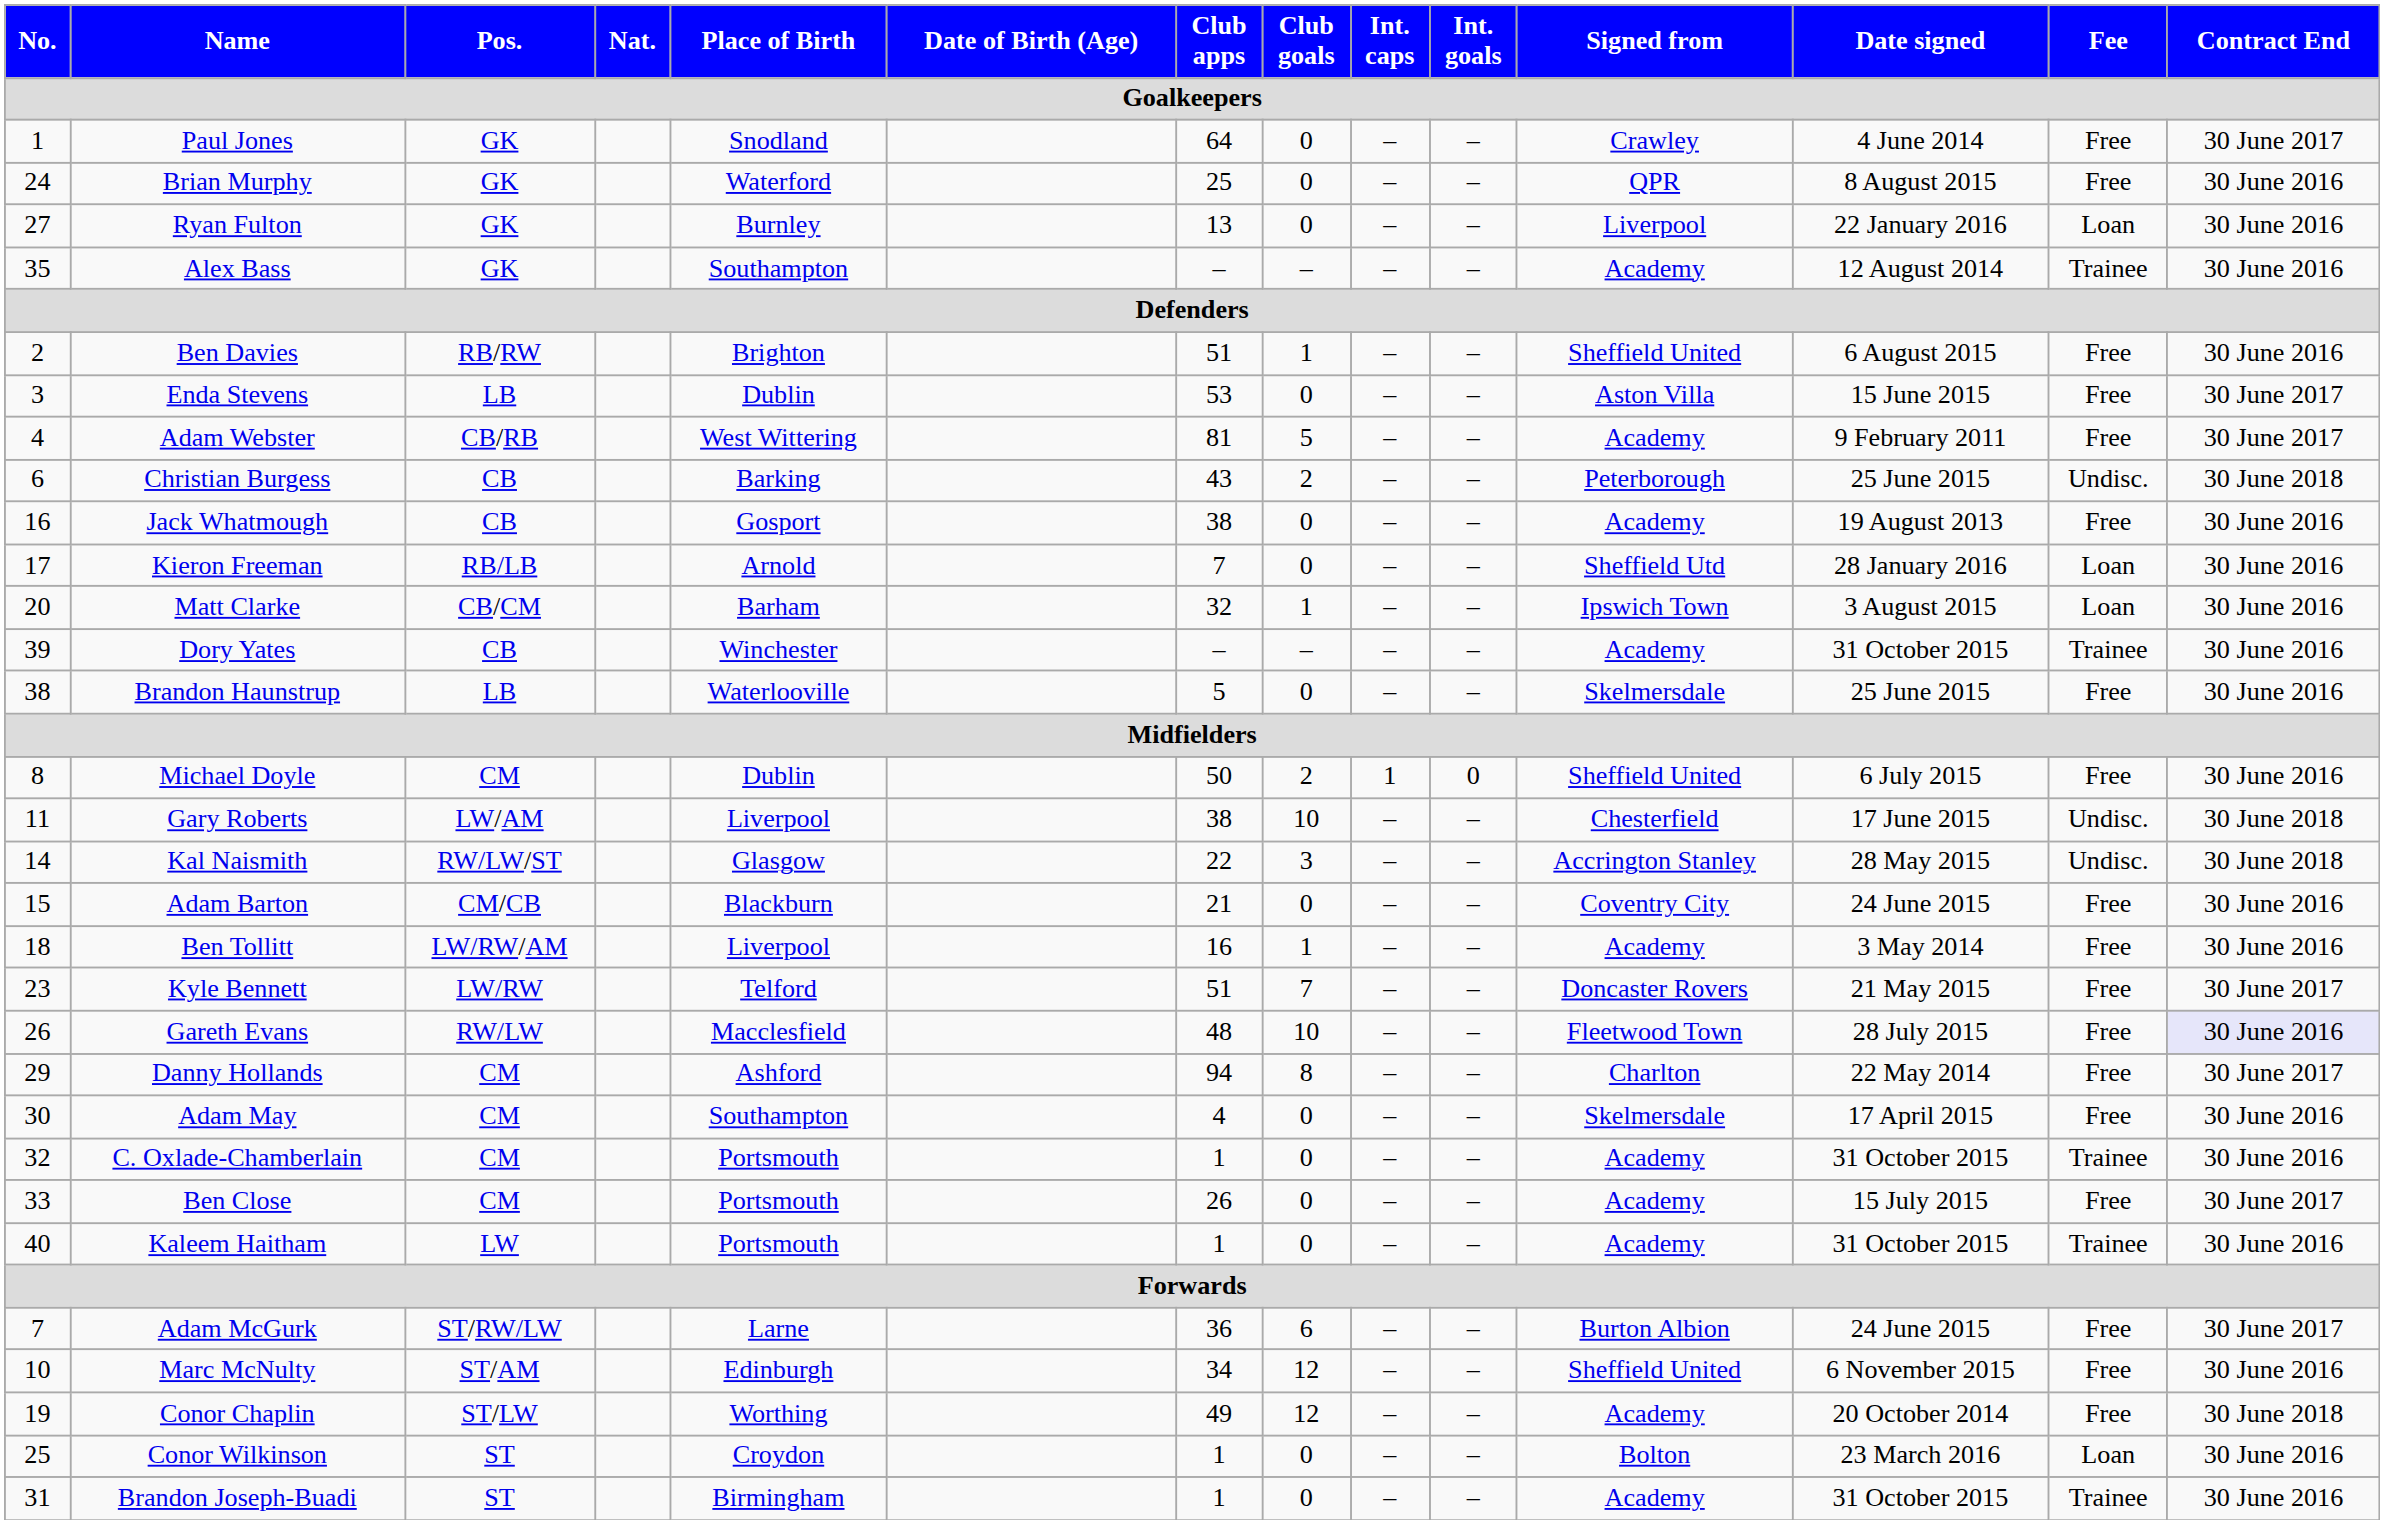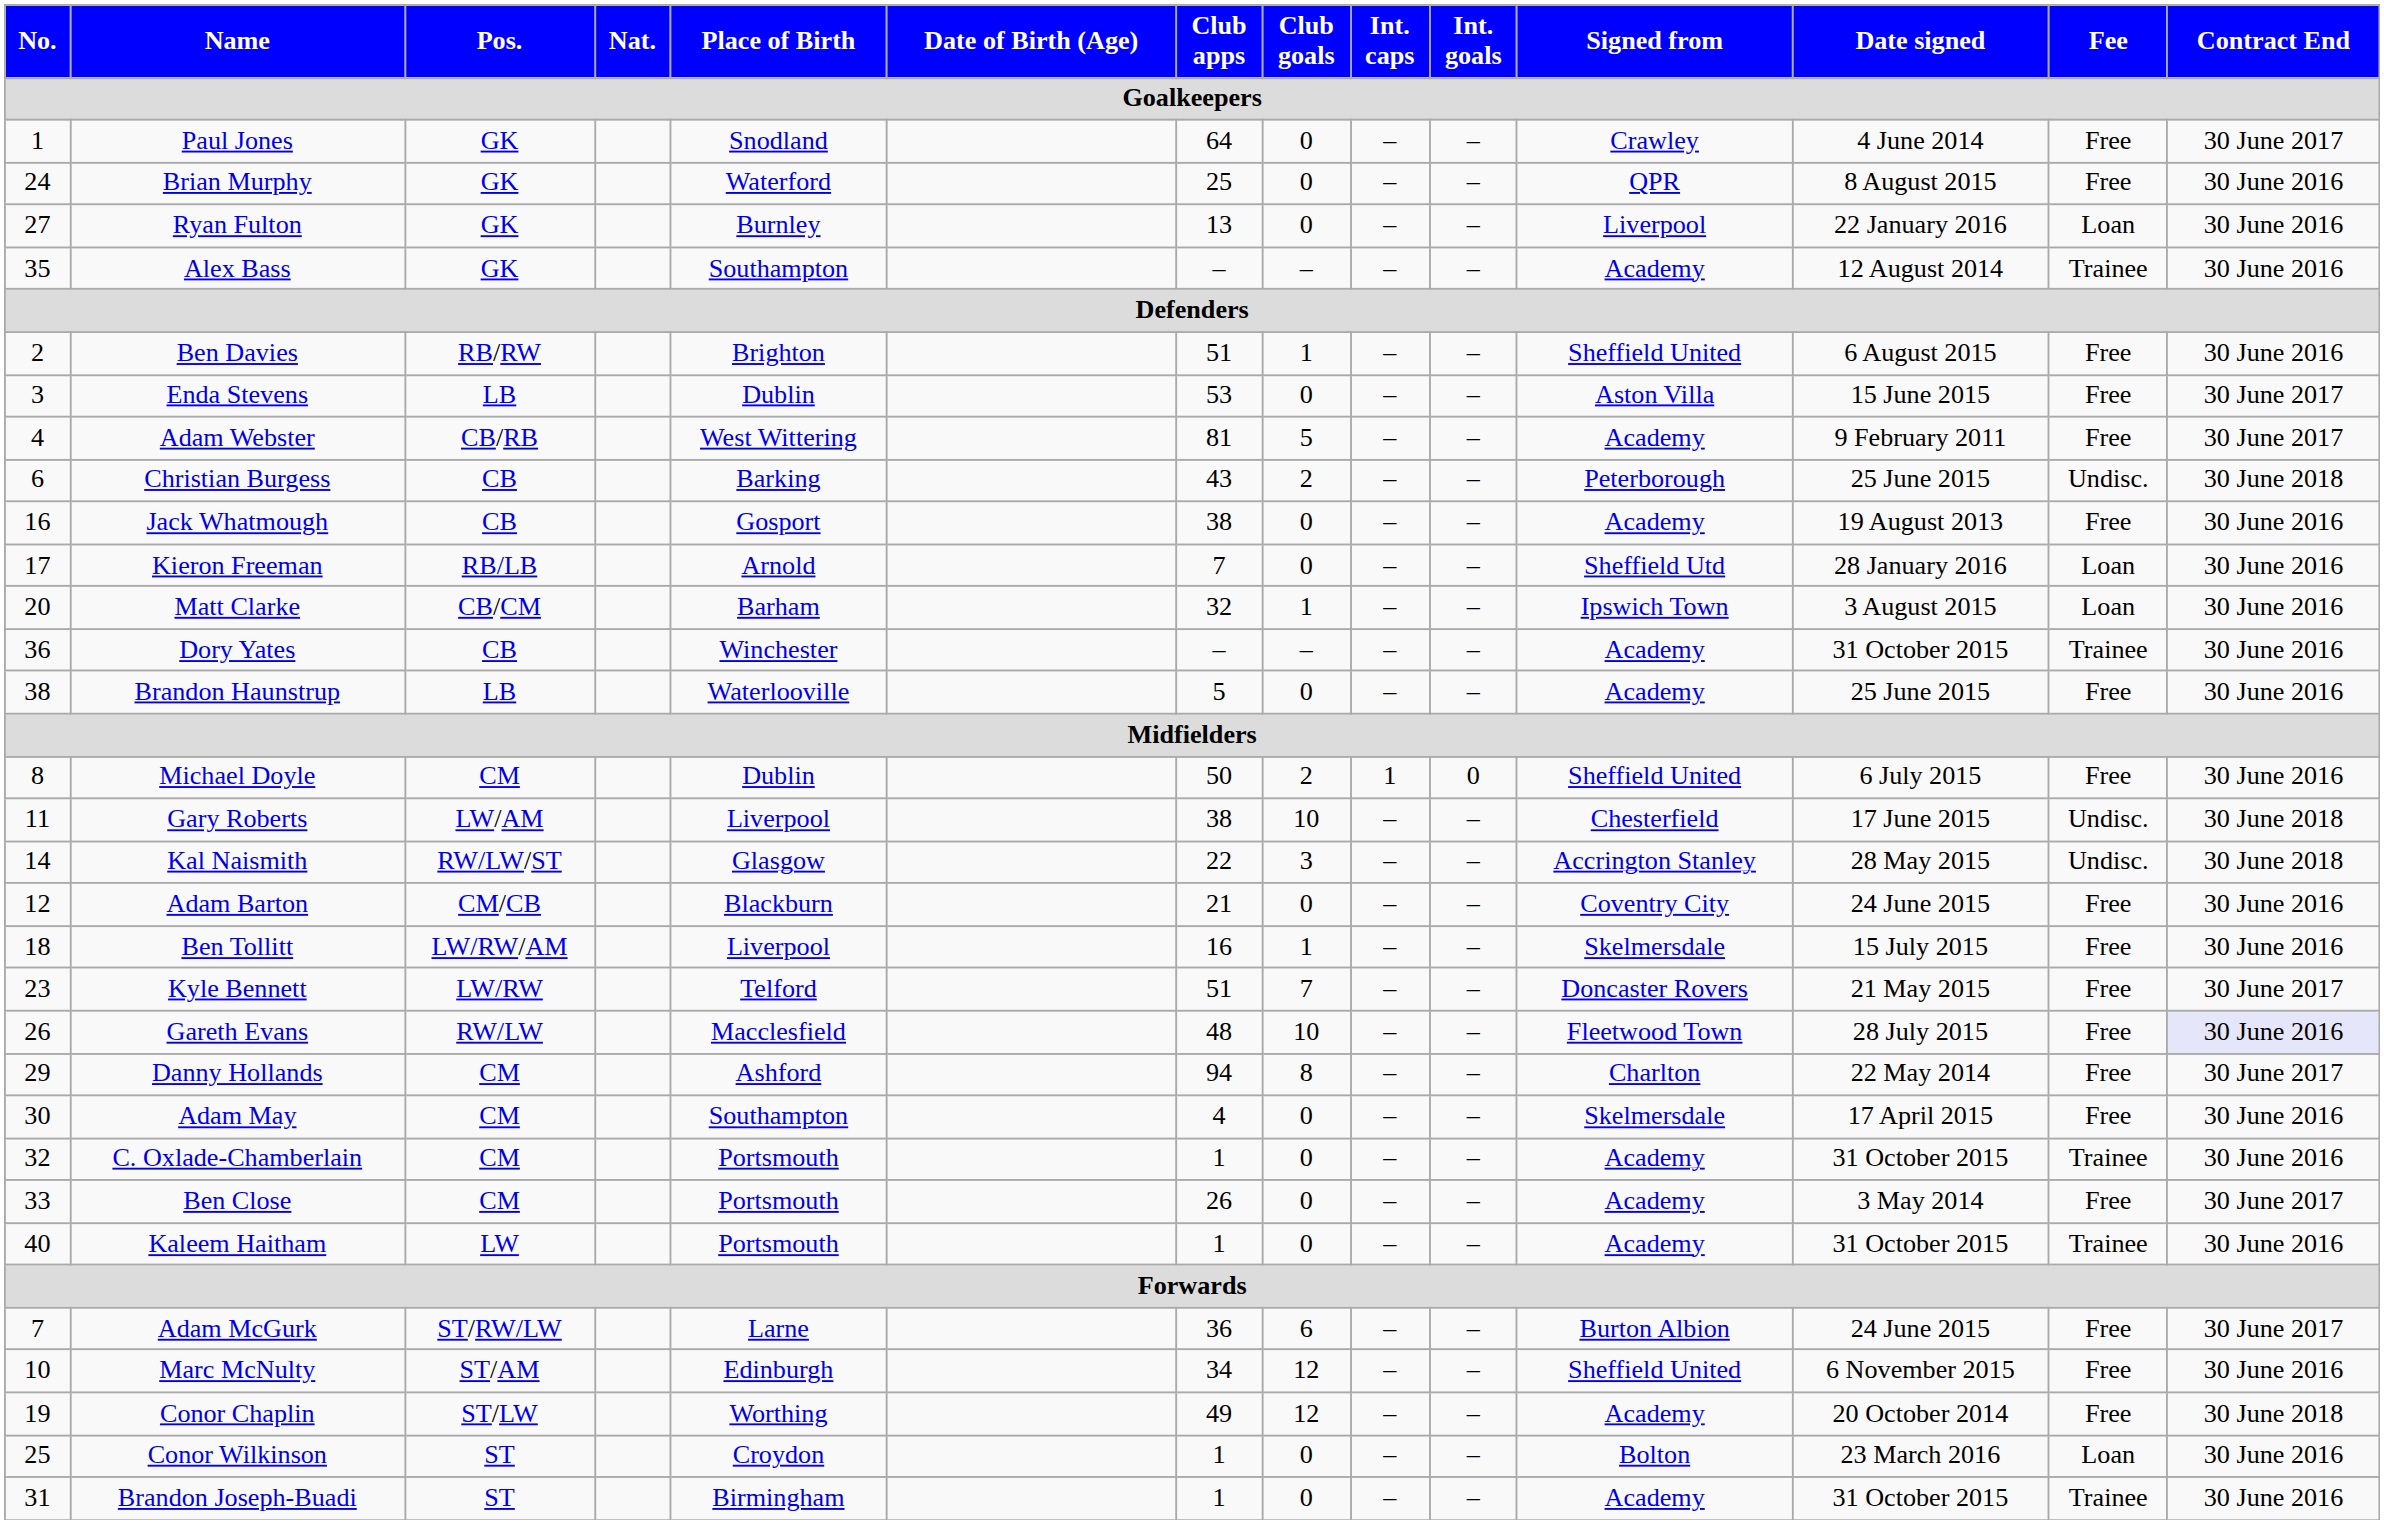(37, 649) 39 -> (37, 649) 36
(1655, 691) Skelmersdale -> (1655, 691) Academy
(37, 904) 15 -> (37, 904) 12
(1655, 946) Academy -> (1655, 946) Skelmersdale
(1920, 946) 3 May 2014 -> (1920, 946) 15 July 2015
(1920, 1200) 15 July 2015 -> (1920, 1200) 3 May 2014
